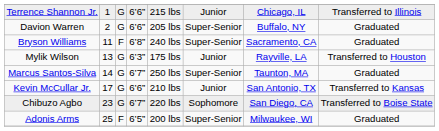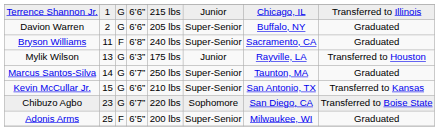(108, 88) 17 -> (108, 88) 15
(213, 88) Junior -> (213, 88) Super-Senior
